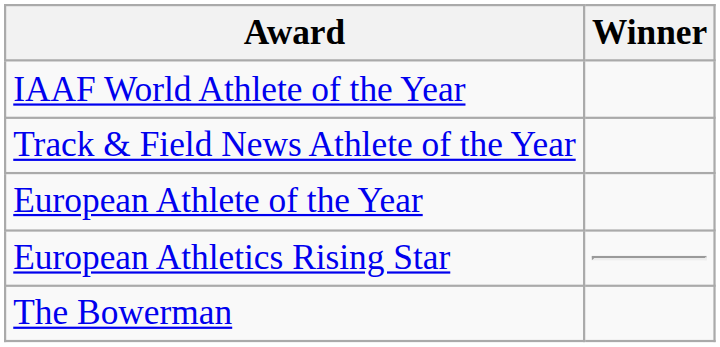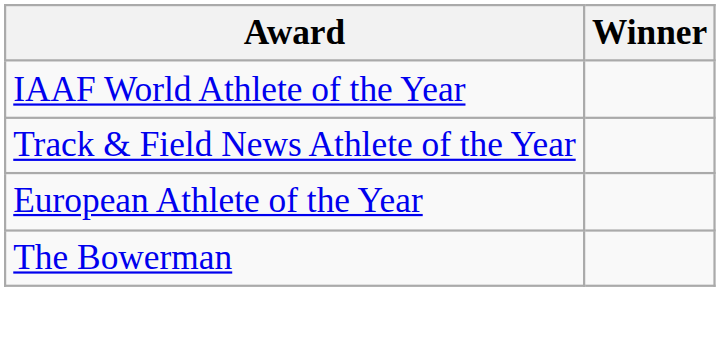- row: (232, 256)
